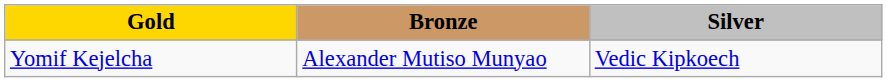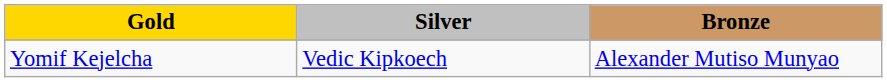columns swapped: (736, 22) <-> (443, 22)
